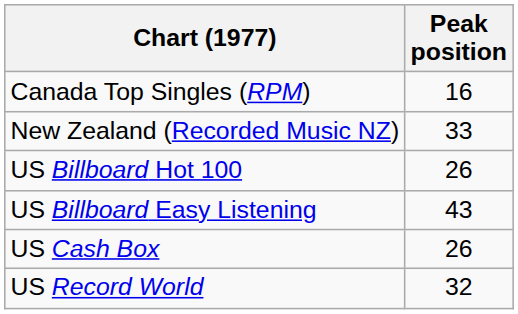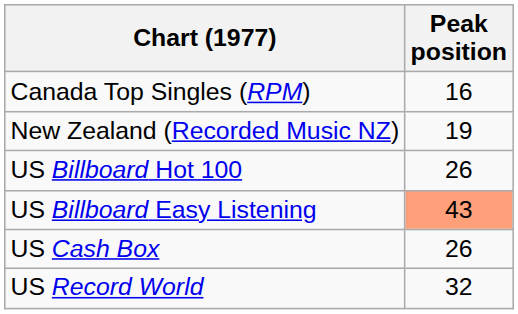(459, 130) 33 -> (459, 130) 19
(459, 209) no background -> (459, 209) lightsalmon background
